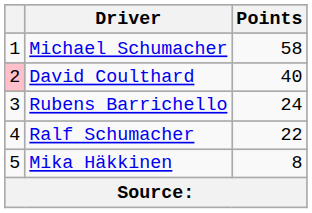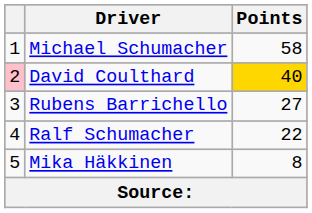(291, 77) no background -> (291, 77) gold background
(291, 106) 24 -> (291, 106) 27
